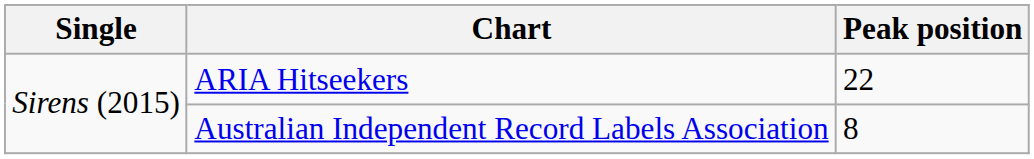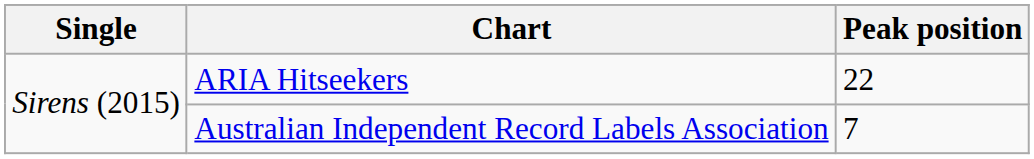(851, 128) 8 -> (851, 128) 7
